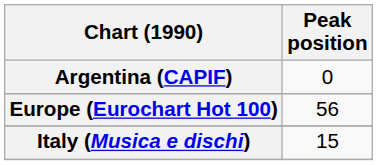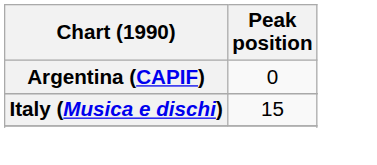- row: (144, 109)
